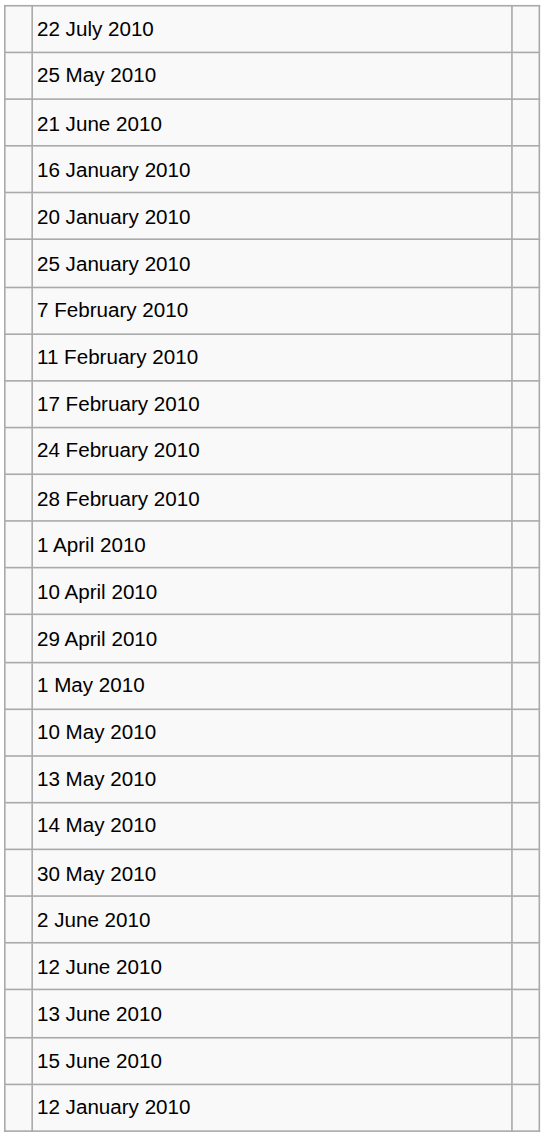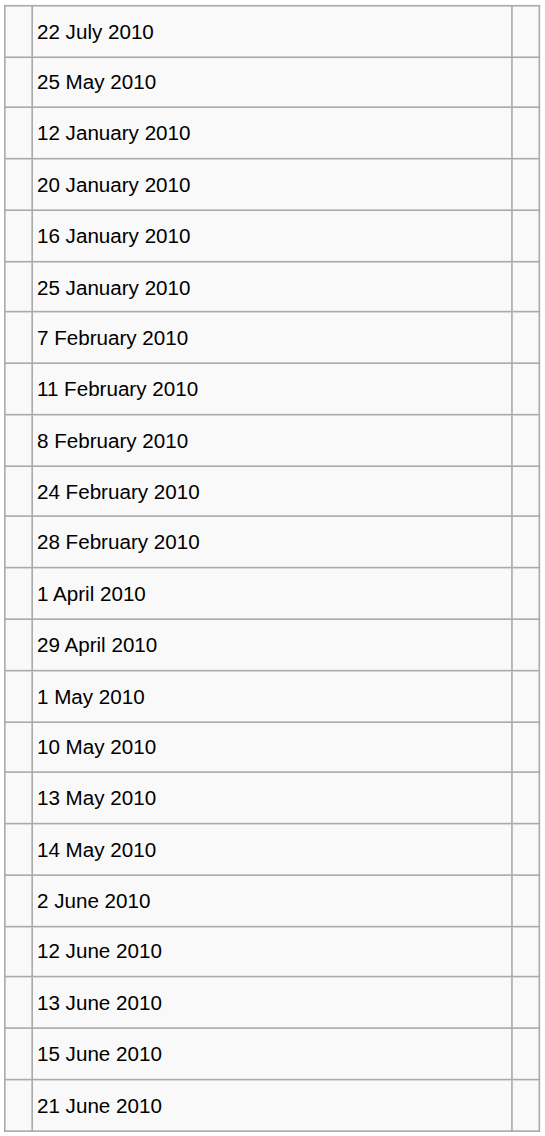rows swapped: (114, 1107) <-> (99, 123)
rows swapped: (114, 170) <-> (114, 216)
+ row: (113, 440)
- row: (118, 404)
- row: (97, 592)
- row: (97, 873)
